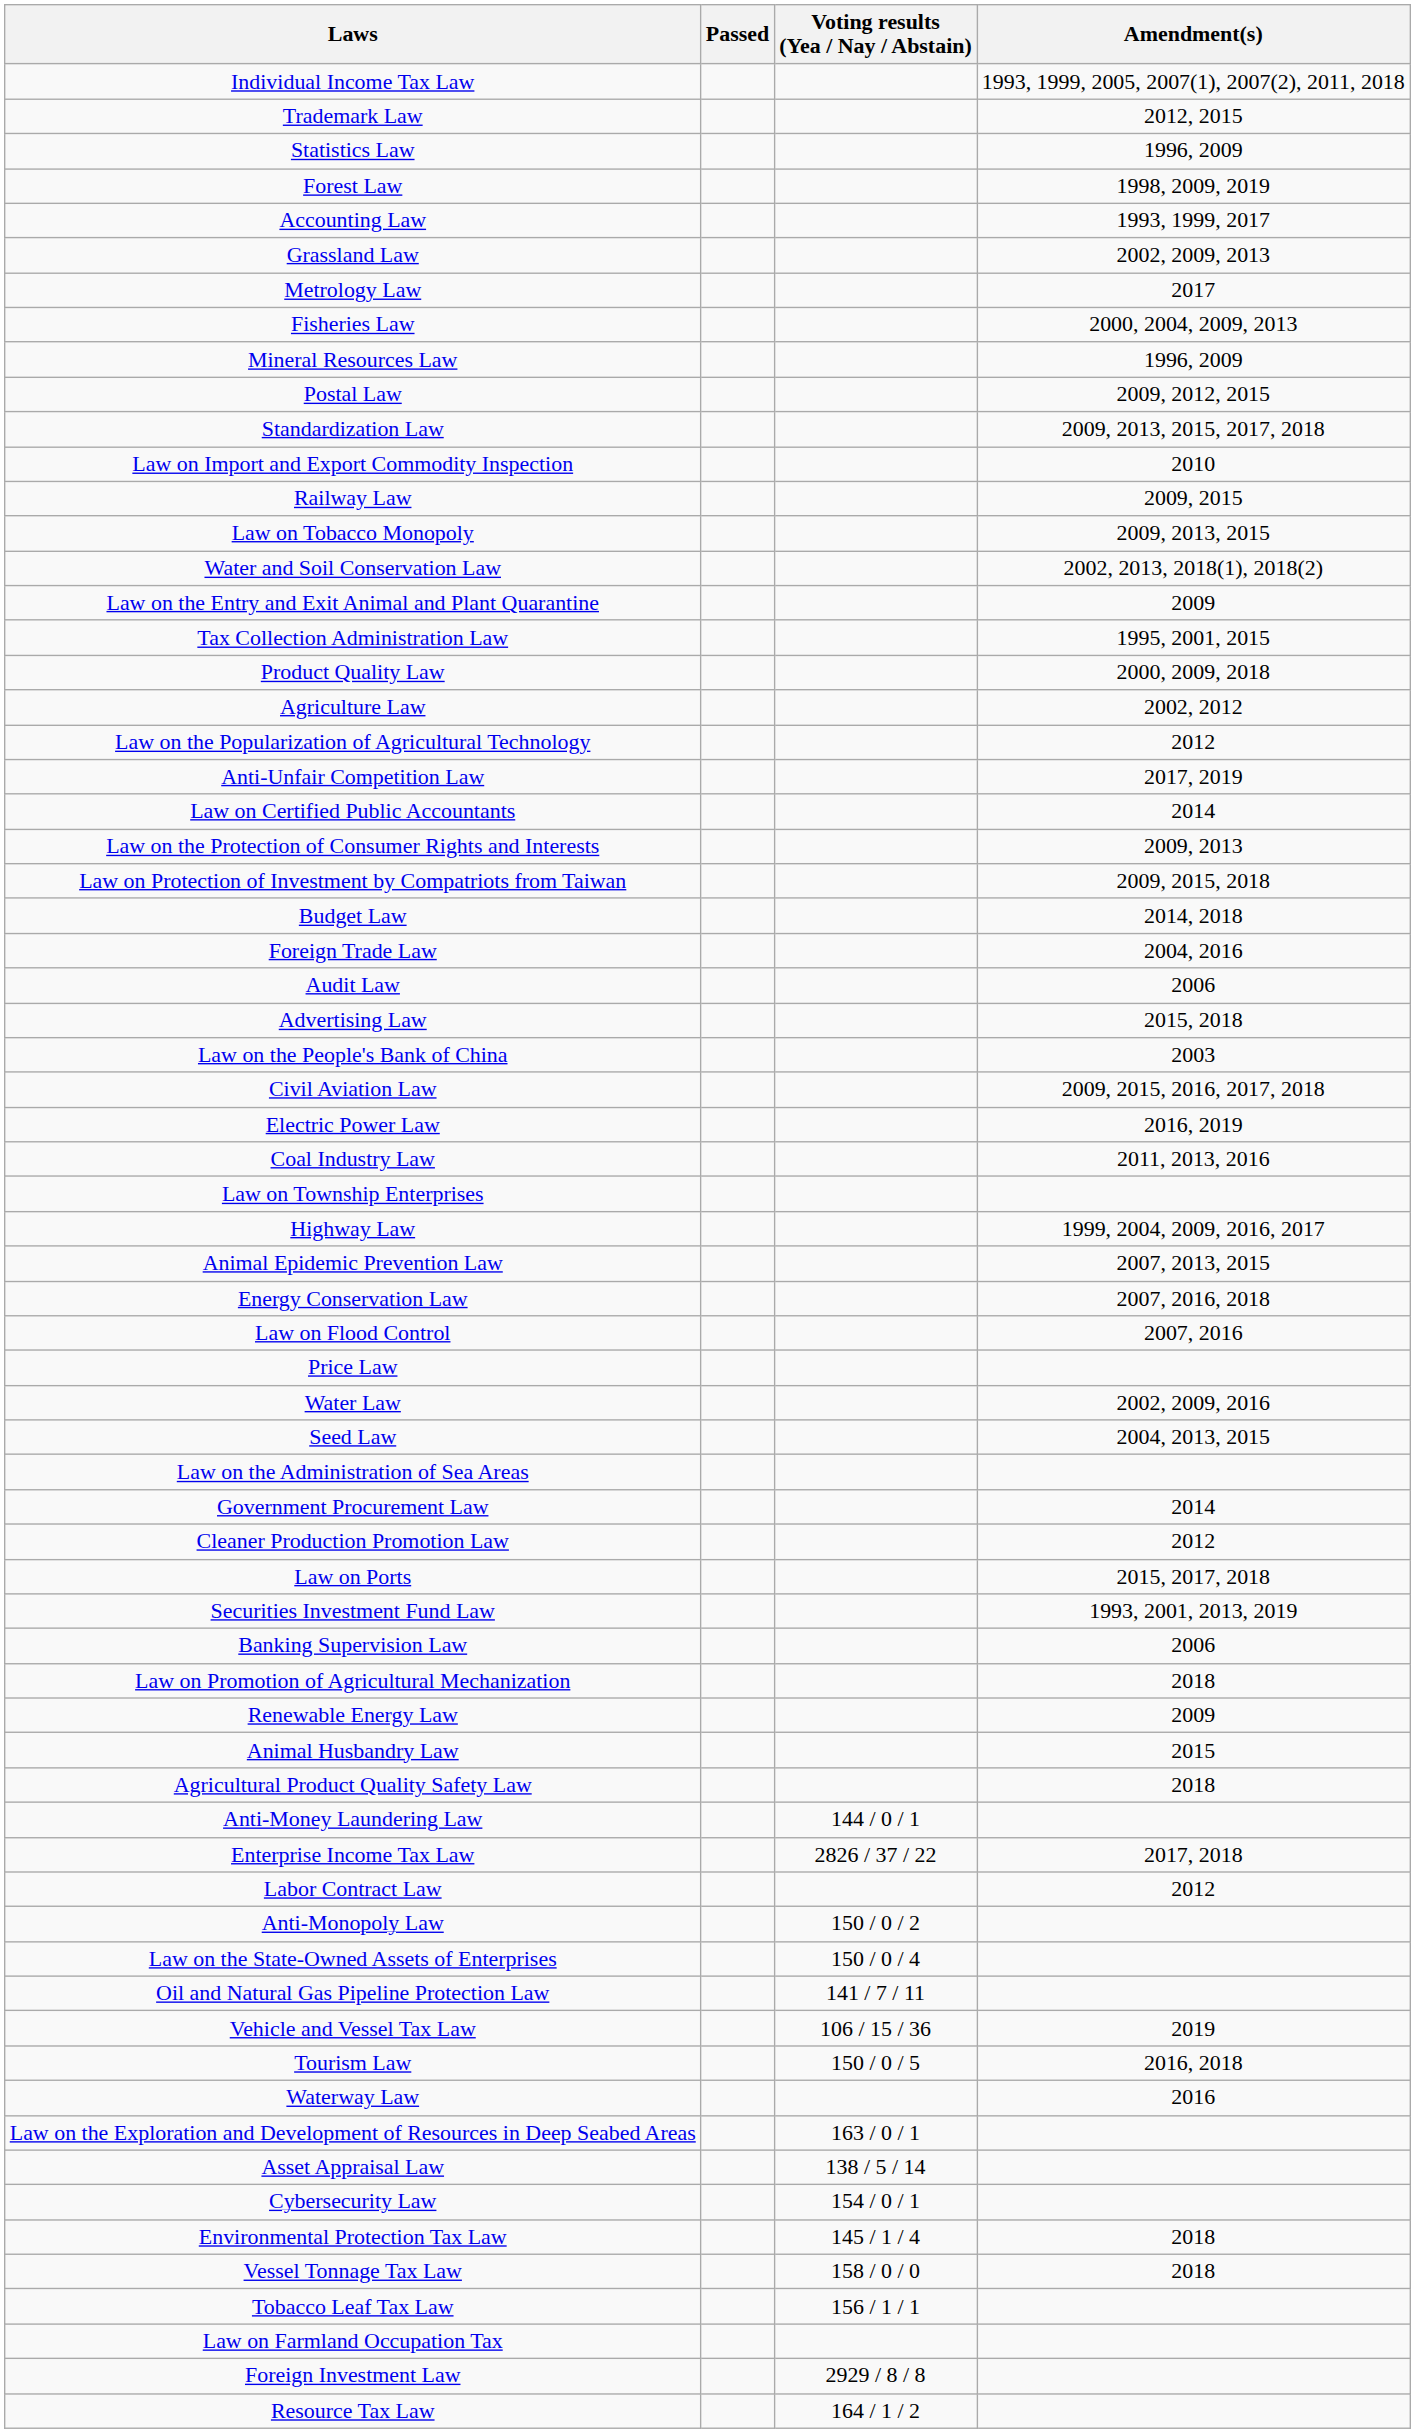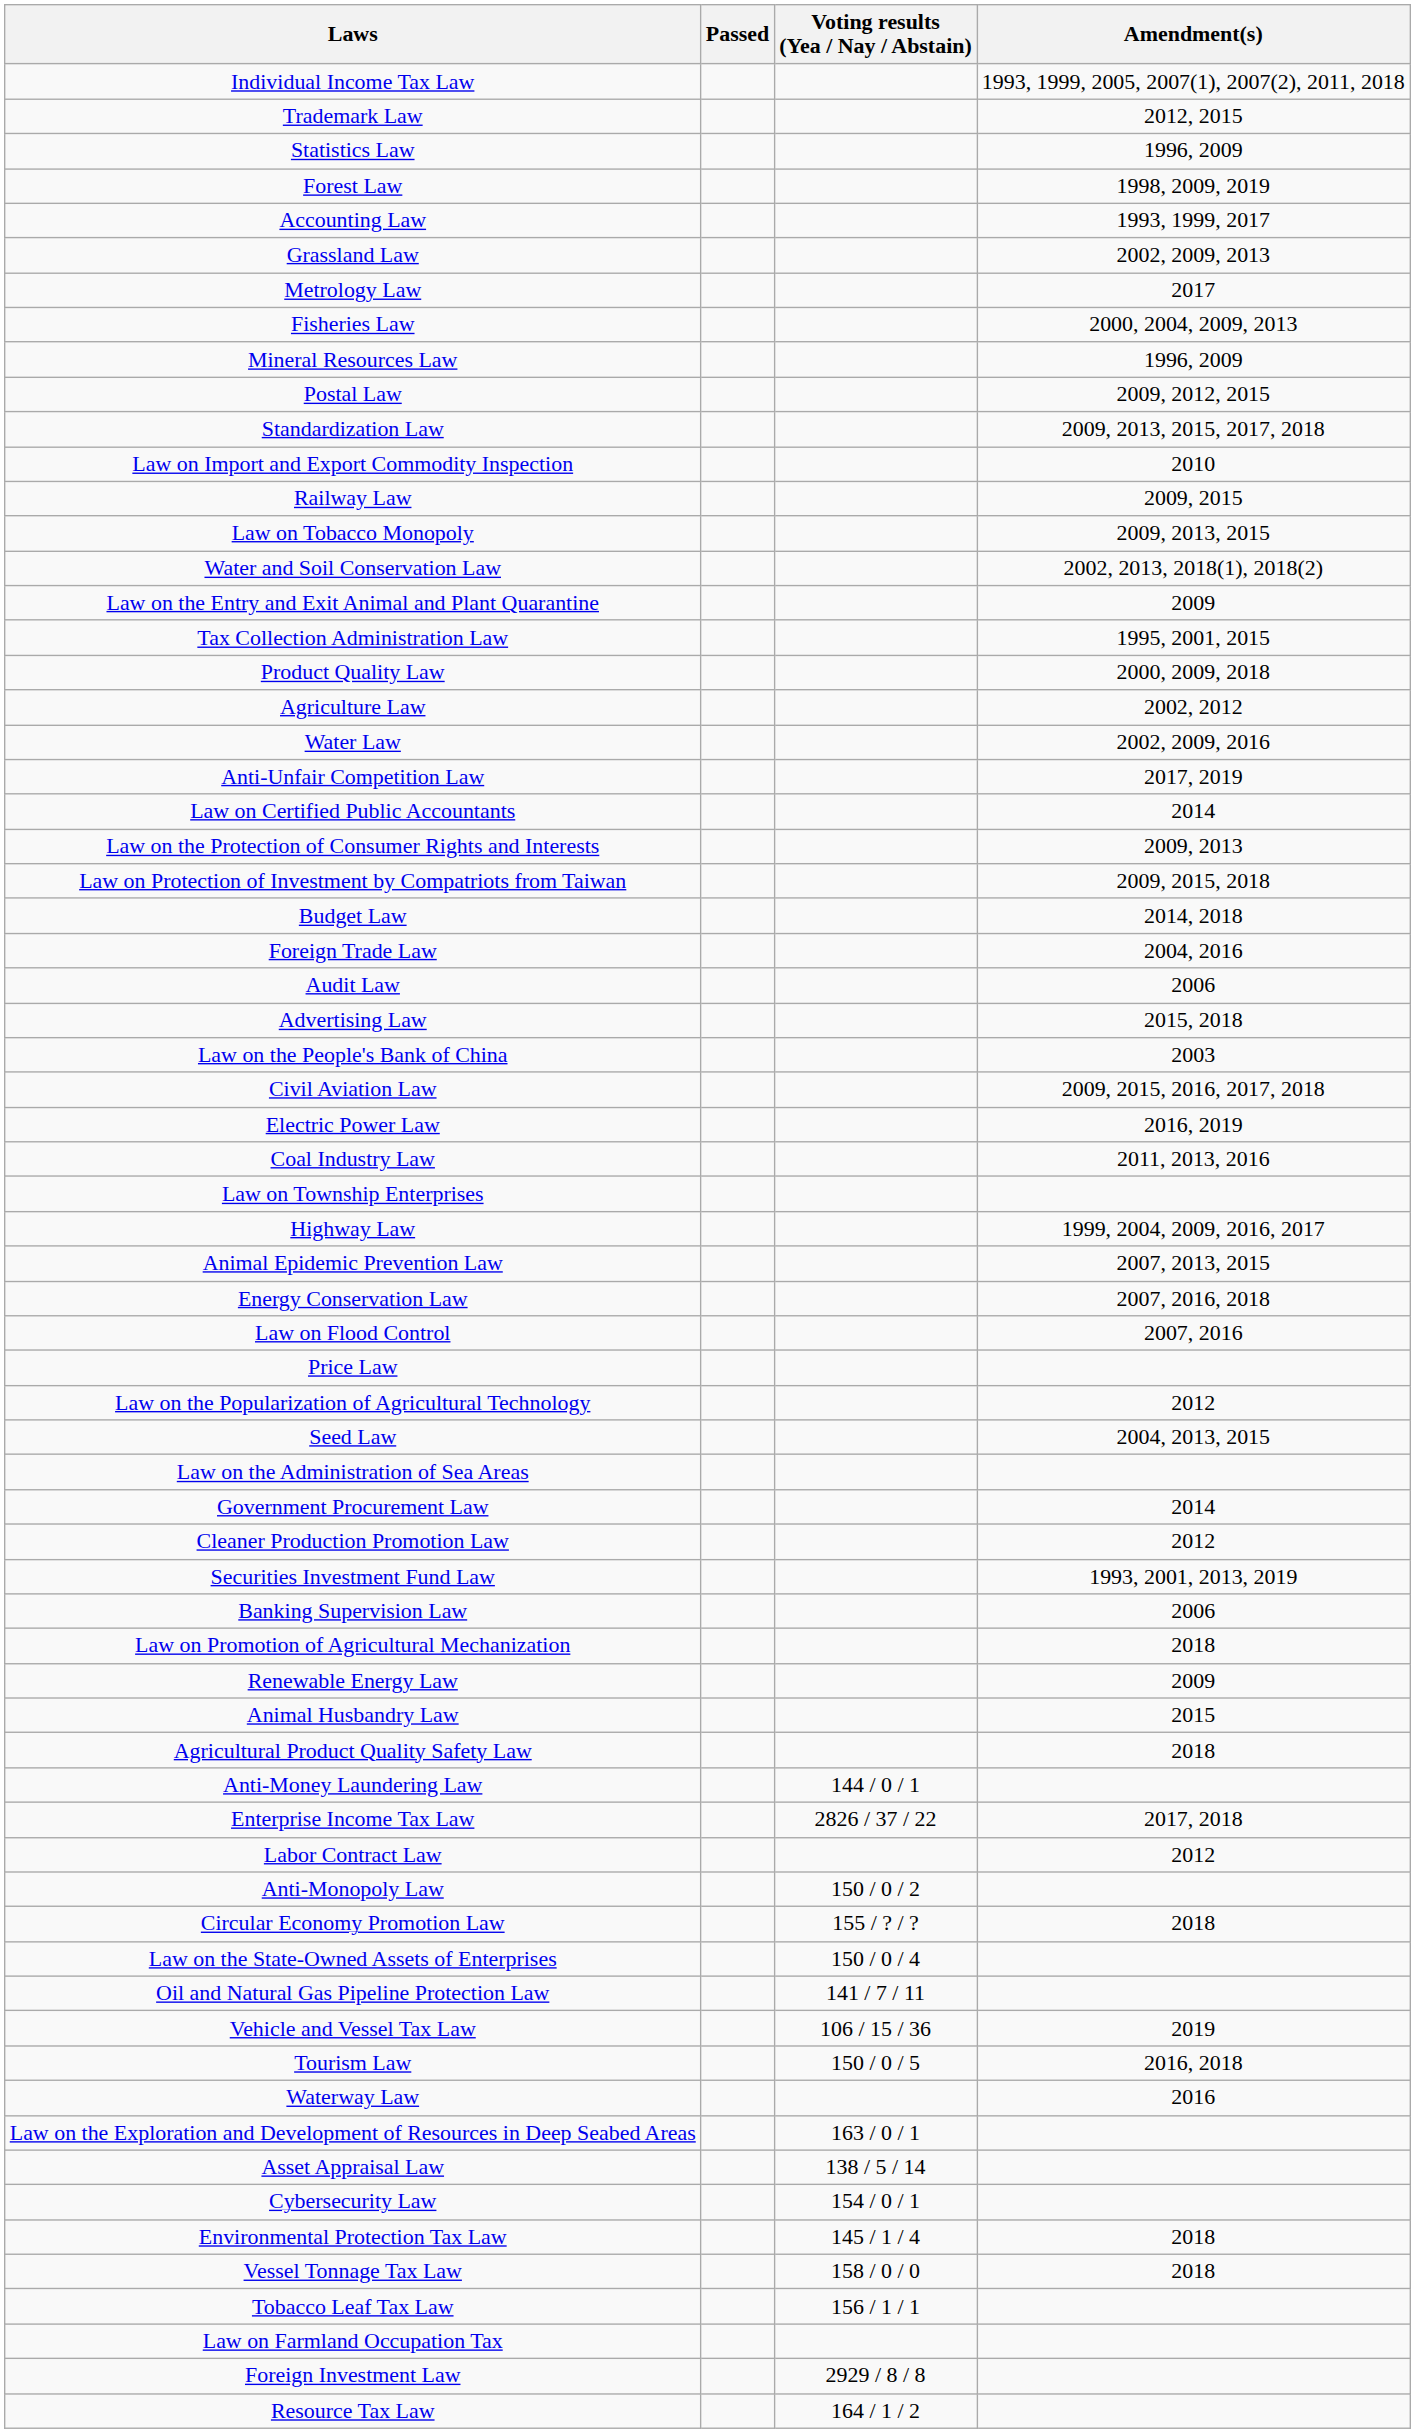rows swapped: (353, 741) <-> (353, 1402)
- row: (353, 1576)
+ row: (353, 1923)
